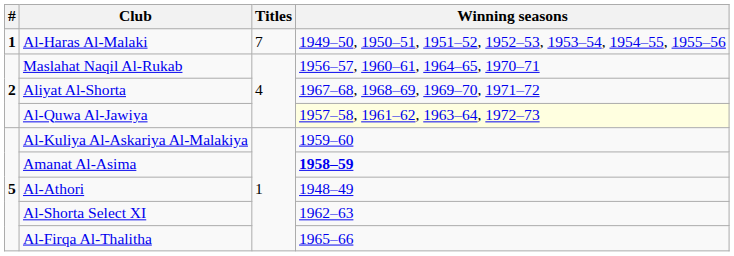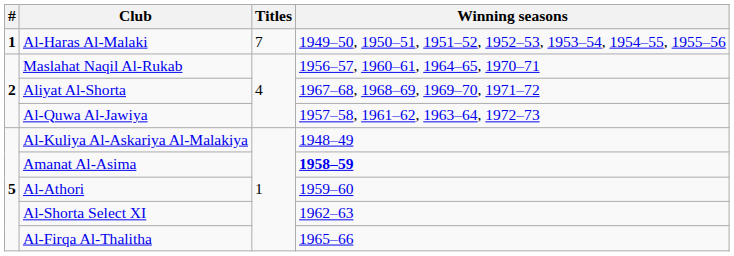(419, 115) lightyellow background -> (419, 115) no background
(326, 139) 1959–60 -> (326, 139) 1948–49
(326, 189) 1948–49 -> (326, 189) 1959–60
